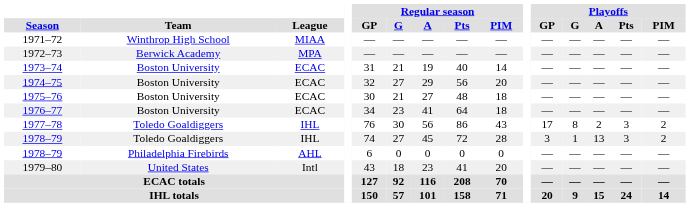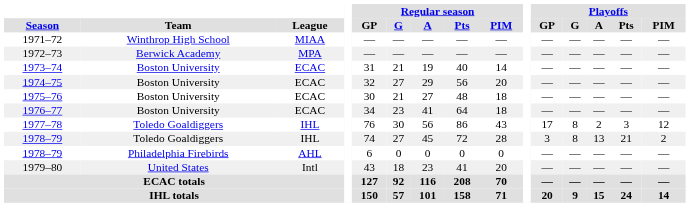(664, 124) 2 -> (664, 124) 12
(575, 139) 1 -> (575, 139) 8
(626, 139) 3 -> (626, 139) 21
